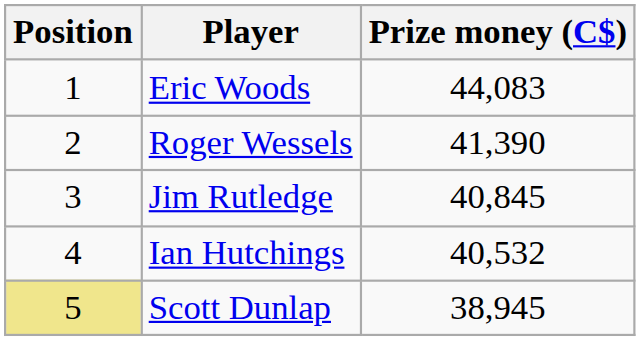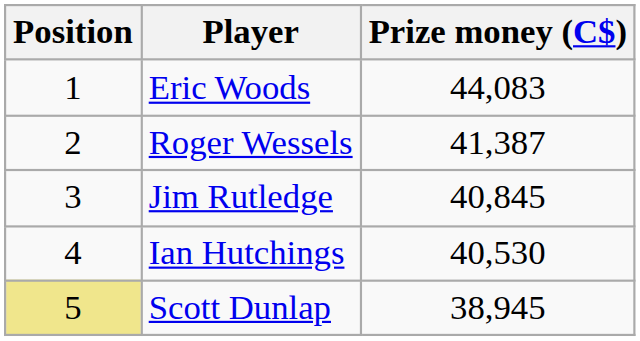(498, 142) 41,390 -> (498, 142) 41,387
(498, 252) 40,532 -> (498, 252) 40,530
